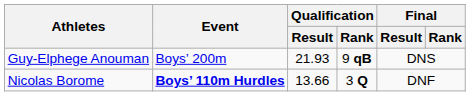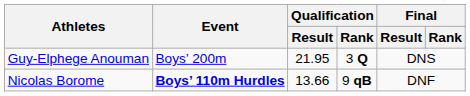(312, 59) 21.93 -> (312, 59) 21.95
(357, 59) 9 qB -> (357, 59) 3 Q
(357, 81) 3 Q -> (357, 81) 9 qB
